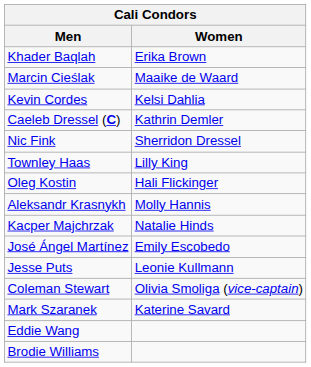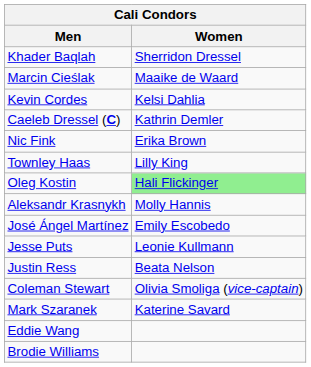(170, 57) Erika Brown -> (188, 57) Sherridon Dressel
(188, 141) Sherridon Dressel -> (170, 141) Erika Brown
(176, 183) no background -> (176, 183) lightgreen background
- row: (61, 225)
+ row: (42, 267)
